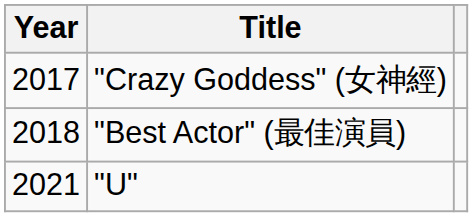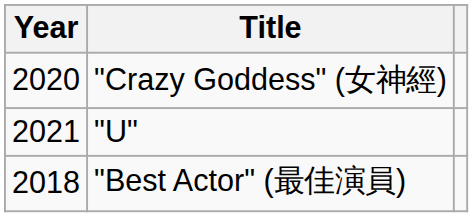(46, 80) 2017 -> (46, 80) 2020
rows swapped: (250, 133) <-> (116, 185)
